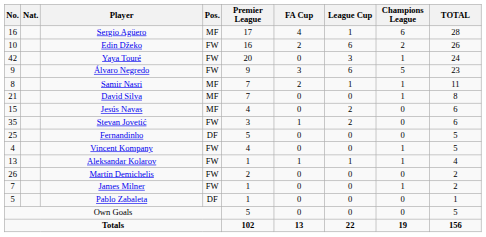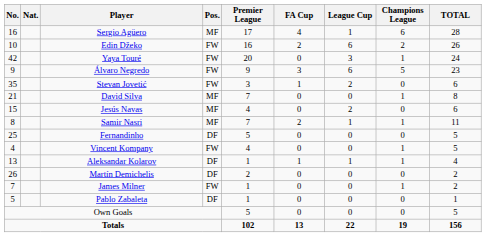rows swapped: (122, 83) <-> (122, 122)
(212, 160) FW -> (212, 160) DF
(212, 173) FW -> (212, 173) DF
